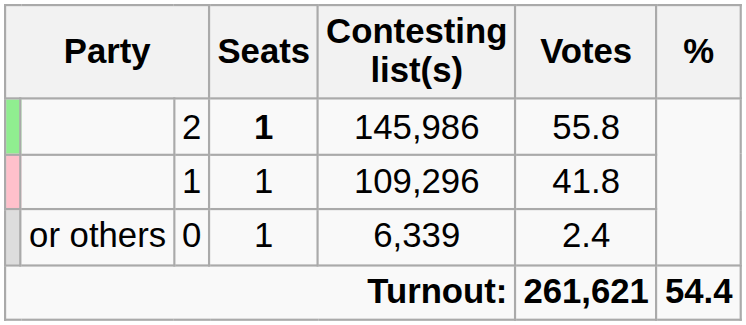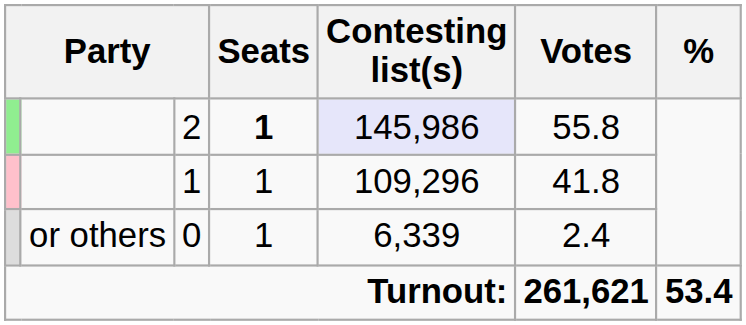(417, 126) no background -> (417, 126) lavender background
(699, 291) 54.4 -> (699, 291) 53.4
